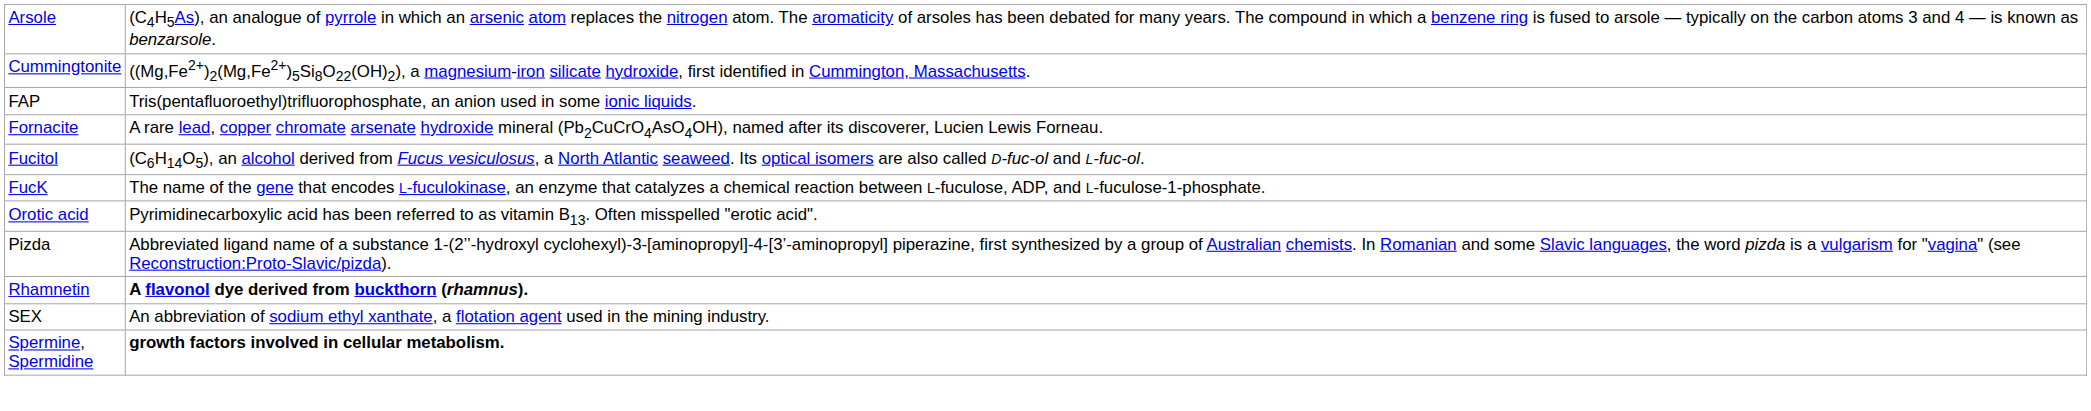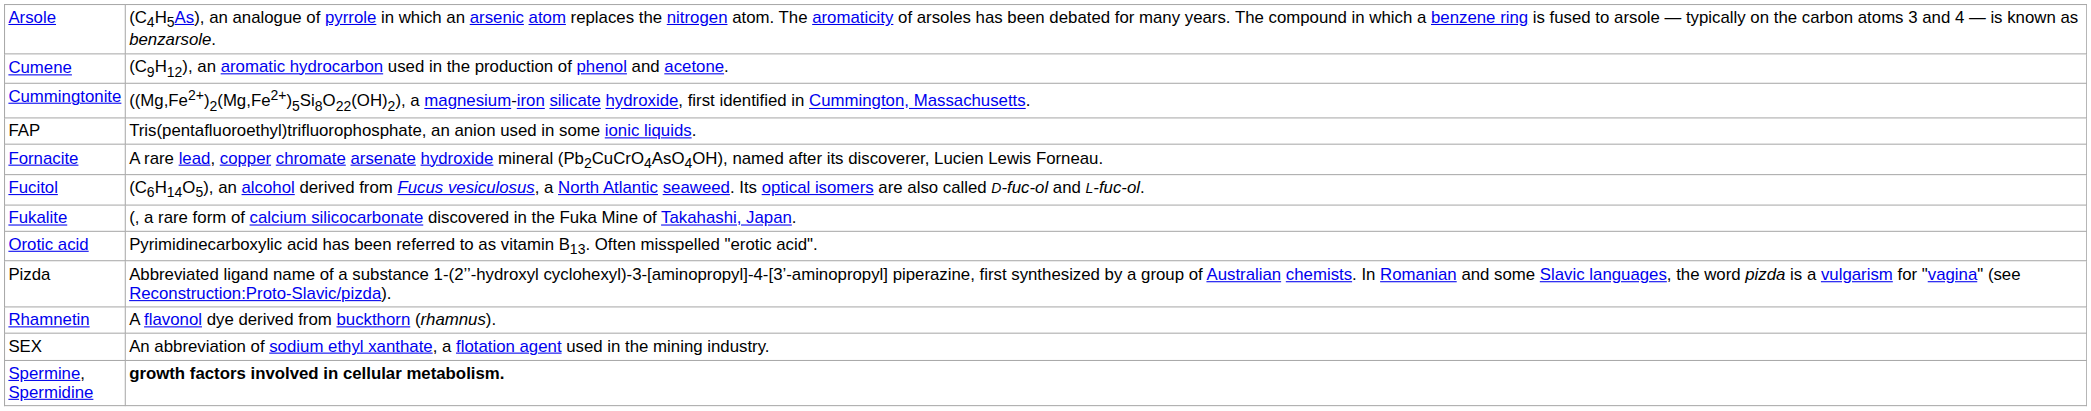+ row: (40, 68)
- row: (28, 187)
+ row: (38, 217)
(329, 290) bold -> (313, 320) normal
